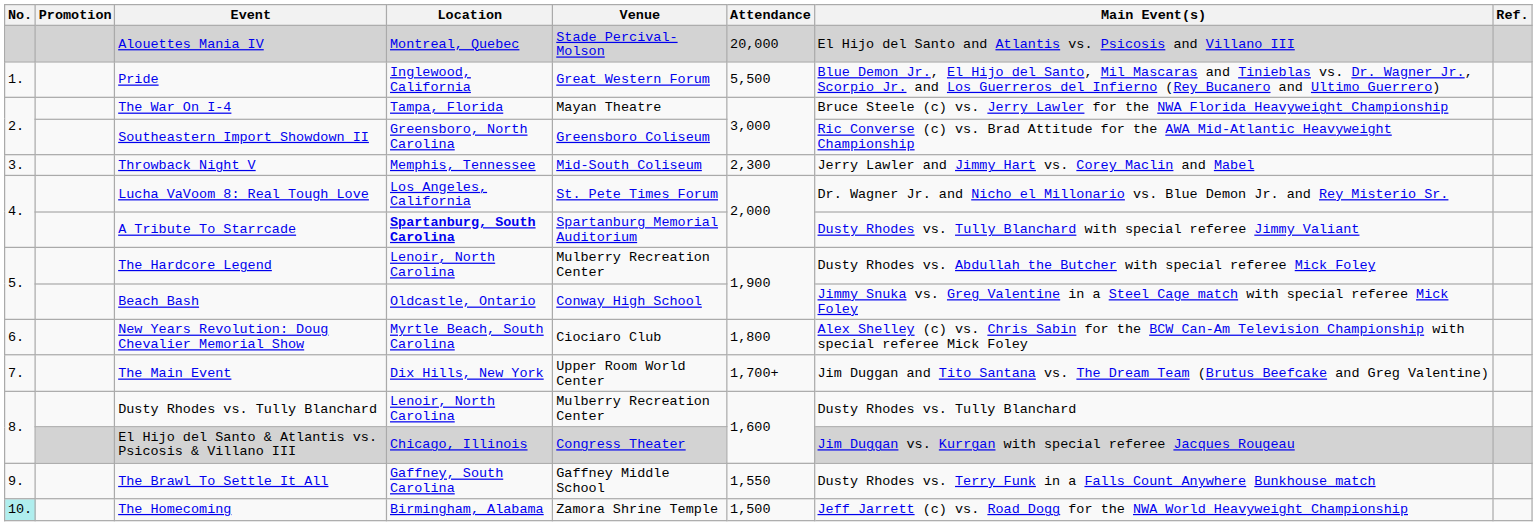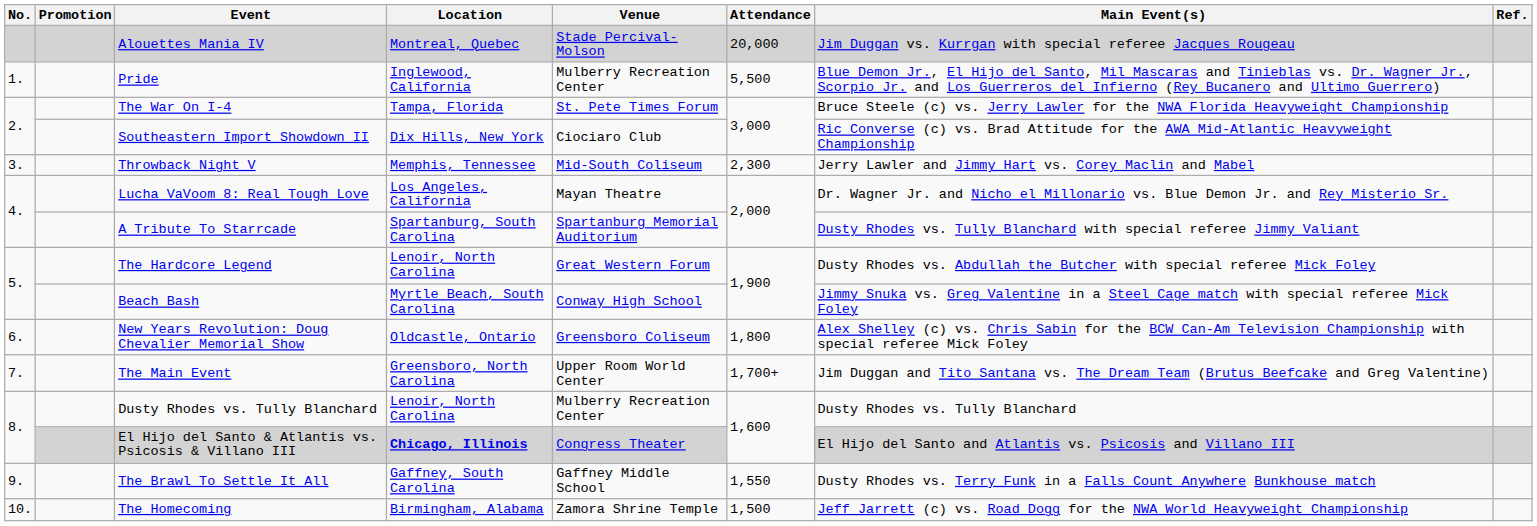(1056, 44) El Hijo del Santo and Atlantis vs. Psicosis and Villano III -> (1056, 44) Jim Duggan vs. Kurrgan with special referee Jacques Rougeau
(633, 80) Great Western Forum -> (633, 80) Mulberry Recreation Center
(609, 108) Mayan Theatre -> (637, 108) St. Pete Times Forum
(459, 137) Greensboro, North Carolina -> (467, 137) Dix Hills, New York
(633, 137) Greensboro Coliseum -> (609, 137) Ciociaro Club
(637, 194) St. Pete Times Forum -> (609, 194) Mayan Theatre
(463, 230) bold -> (463, 230) normal
(633, 266) Mulberry Recreation Center -> (633, 266) Great Western Forum
(463, 302) Oldcastle, Ontario -> (467, 302) Myrtle Beach, South Carolina
(467, 337) Myrtle Beach, South Carolina -> (463, 337) Oldcastle, Ontario
(609, 337) Ciociaro Club -> (633, 337) Greensboro Coliseum
(467, 373) Dix Hills, New York -> (459, 373) Greensboro, North Carolina
(459, 445) normal -> (459, 445) bold
(1056, 445) Jim Duggan vs. Kurrgan with special referee Jacques Rougeau -> (1056, 445) El Hijo del Santo and Atlantis vs. Psicosis and Villano III
(20, 509) paleturquoise background -> (20, 509) no background
